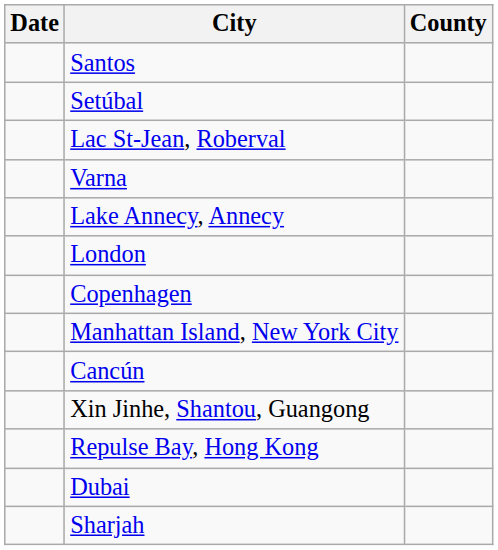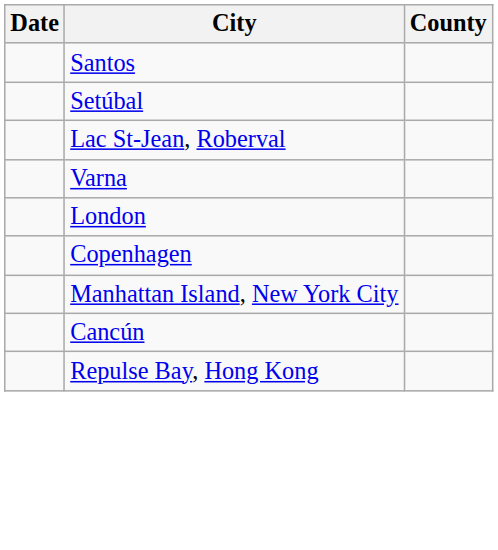- row: (177, 216)
- row: (220, 409)
- row: (100, 486)
- row: (107, 525)
